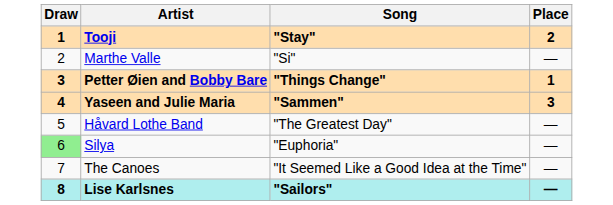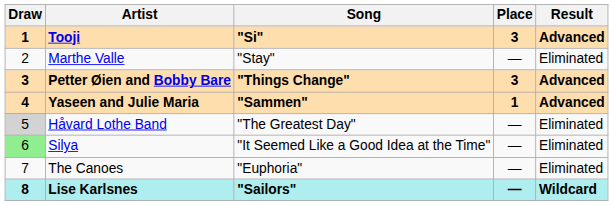+ column: (572, 15)
(294, 37) "Stay" -> (250, 37) "Si"
(551, 37) 2 -> (515, 37) 3
(284, 59) "Si" -> (256, 59) "Stay"
(551, 80) 1 -> (515, 80) 3
(551, 102) 3 -> (515, 102) 1
(61, 124) no background -> (25, 124) lightgrey background
(306, 146) "Euphoria" -> (364, 146) "It Seemed Like a Good Idea at the Time"
(400, 168) "It Seemed Like a Good Idea at the Time" -> (270, 168) "Euphoria"
